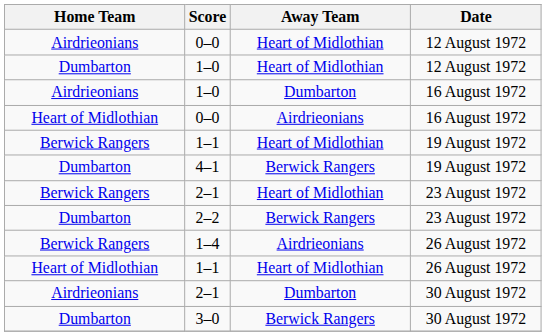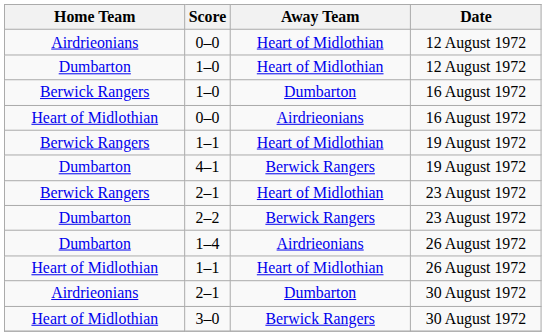(95, 92) Airdrieonians -> (95, 92) Berwick Rangers
(95, 243) Berwick Rangers -> (95, 243) Dumbarton
(95, 318) Dumbarton -> (95, 318) Heart of Midlothian
